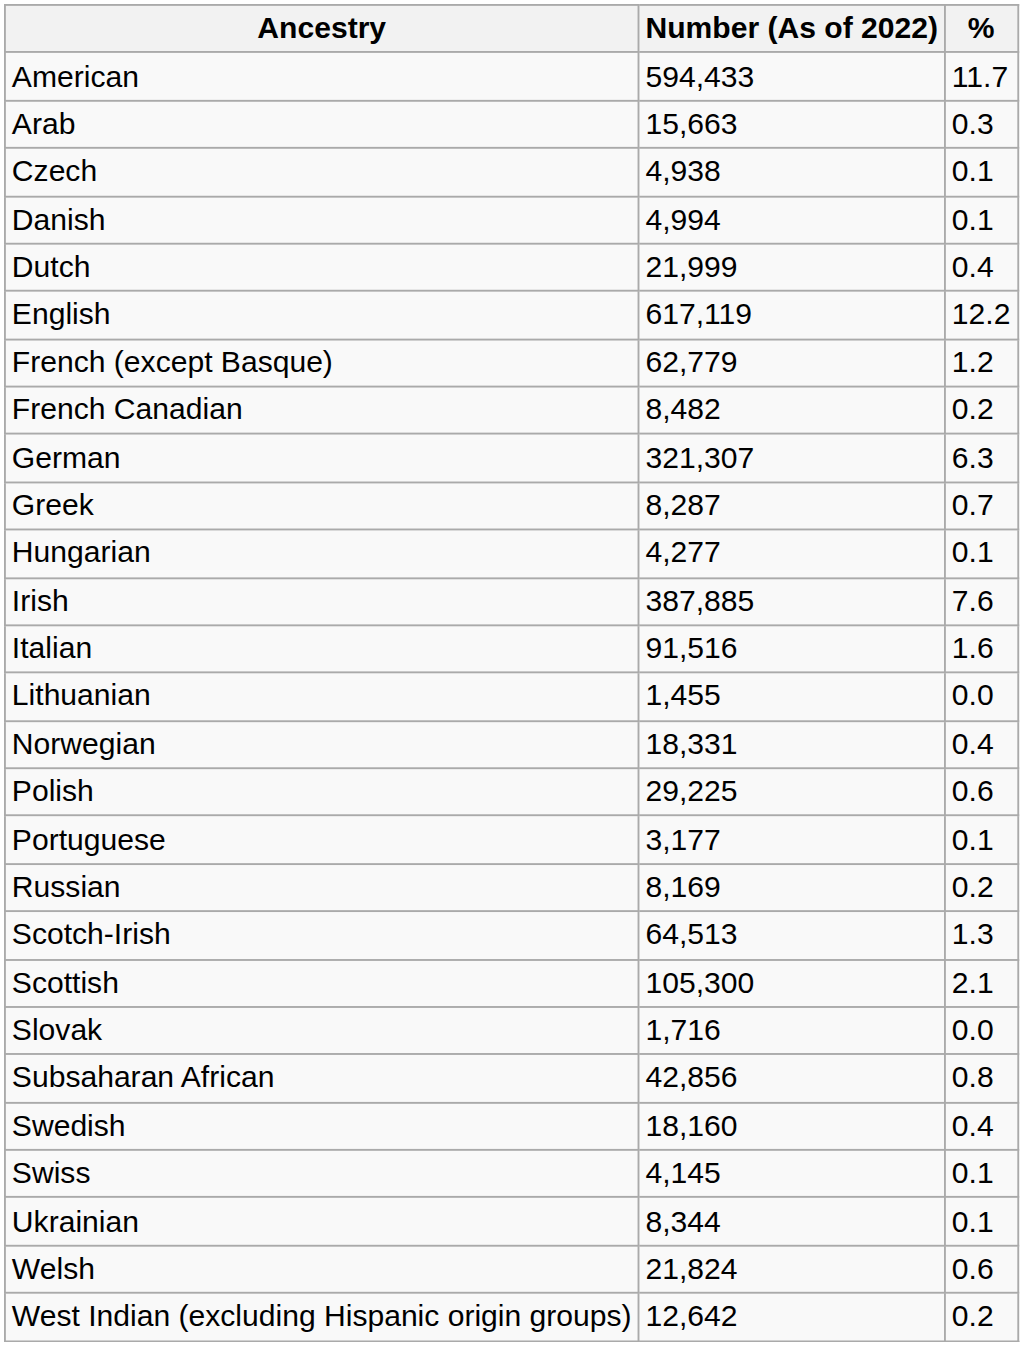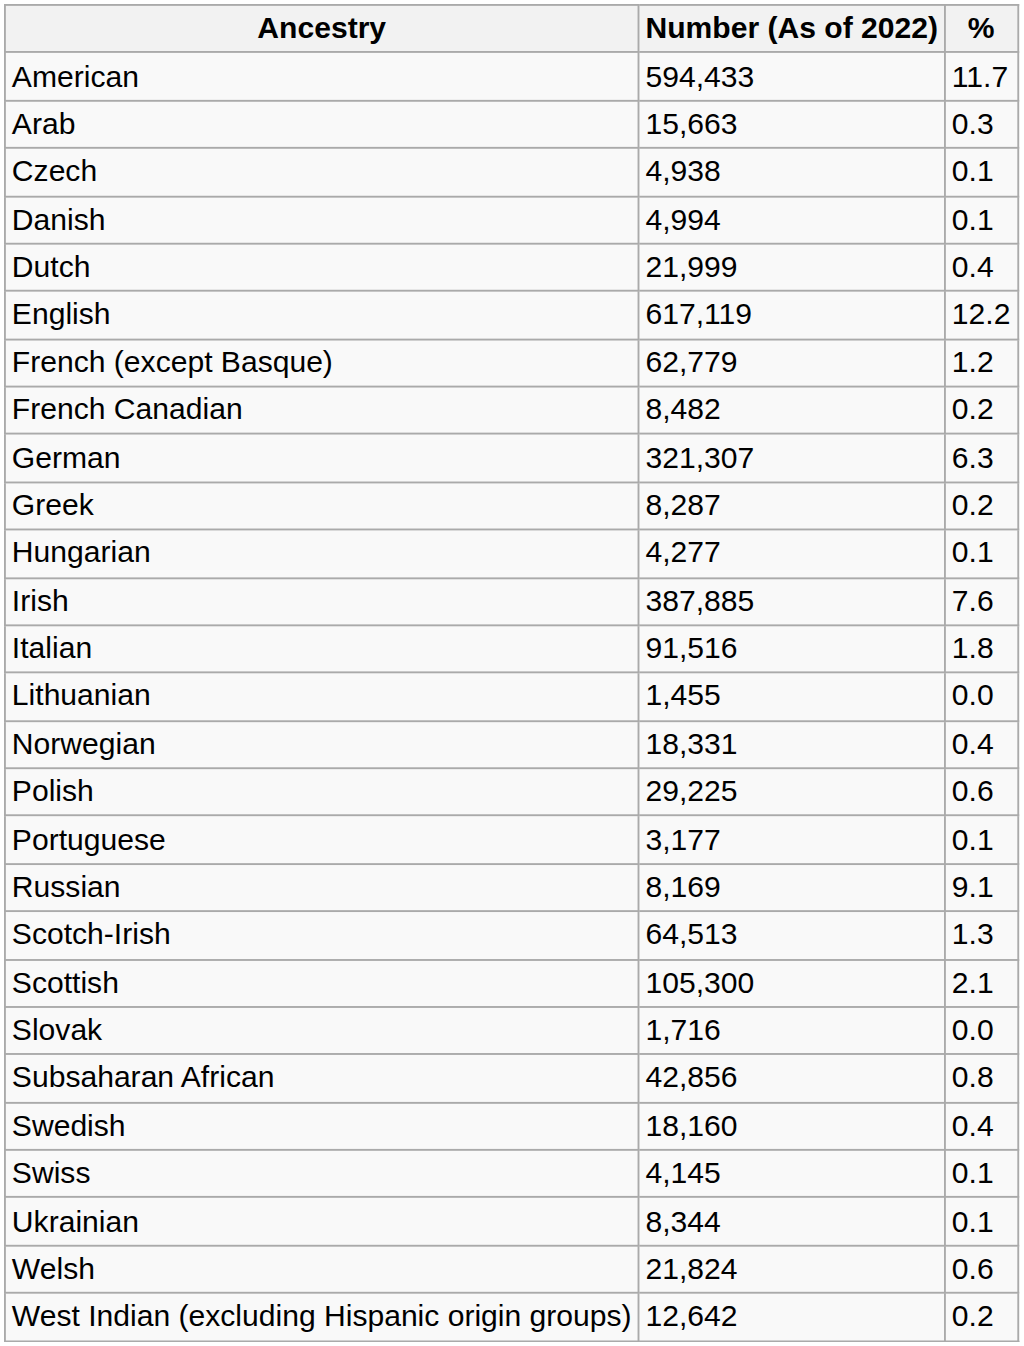(973, 505) 0.7 -> (973, 505) 0.2
(973, 648) 1.6 -> (973, 648) 1.8
(973, 887) 0.2 -> (973, 887) 9.1
